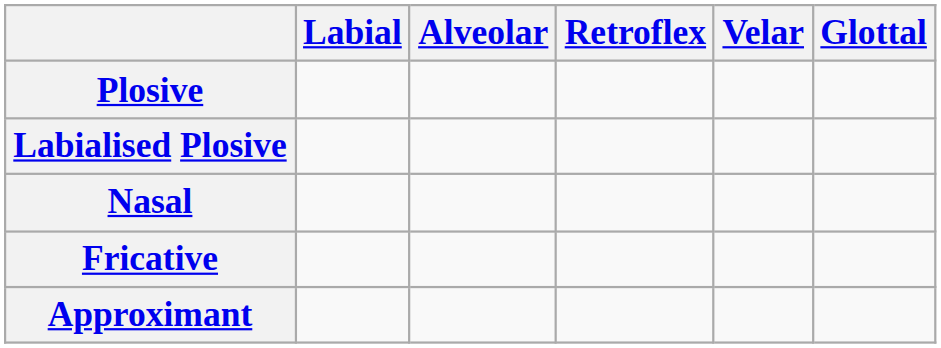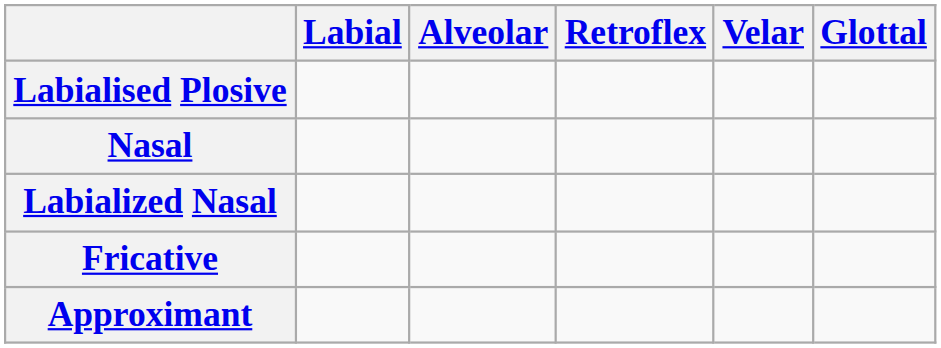- row: (150, 88)
+ row: (150, 201)
